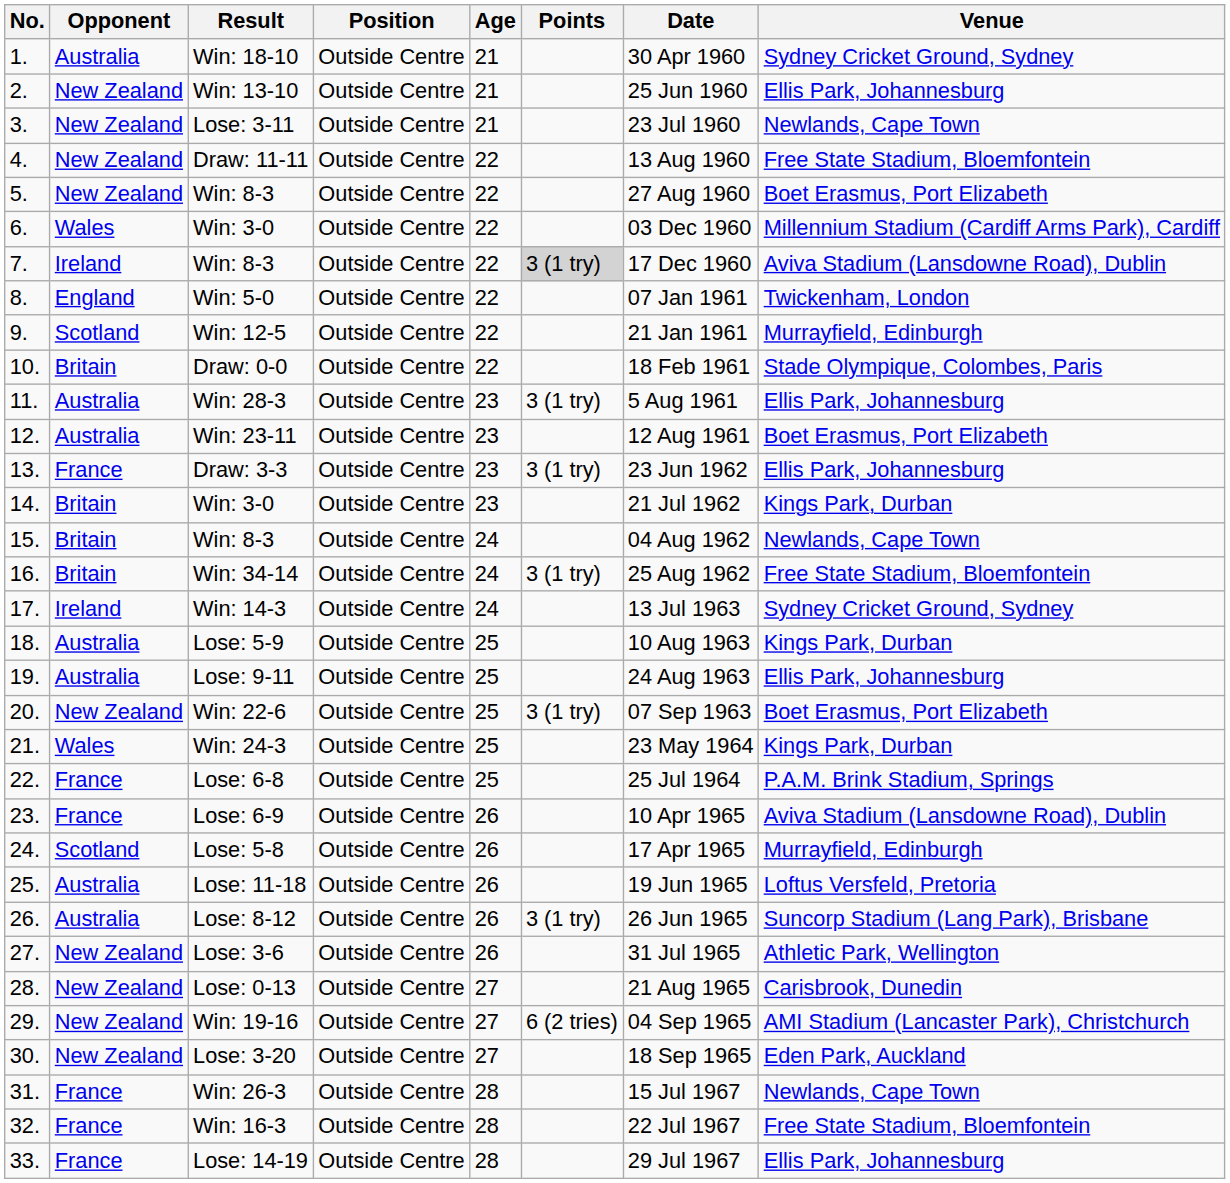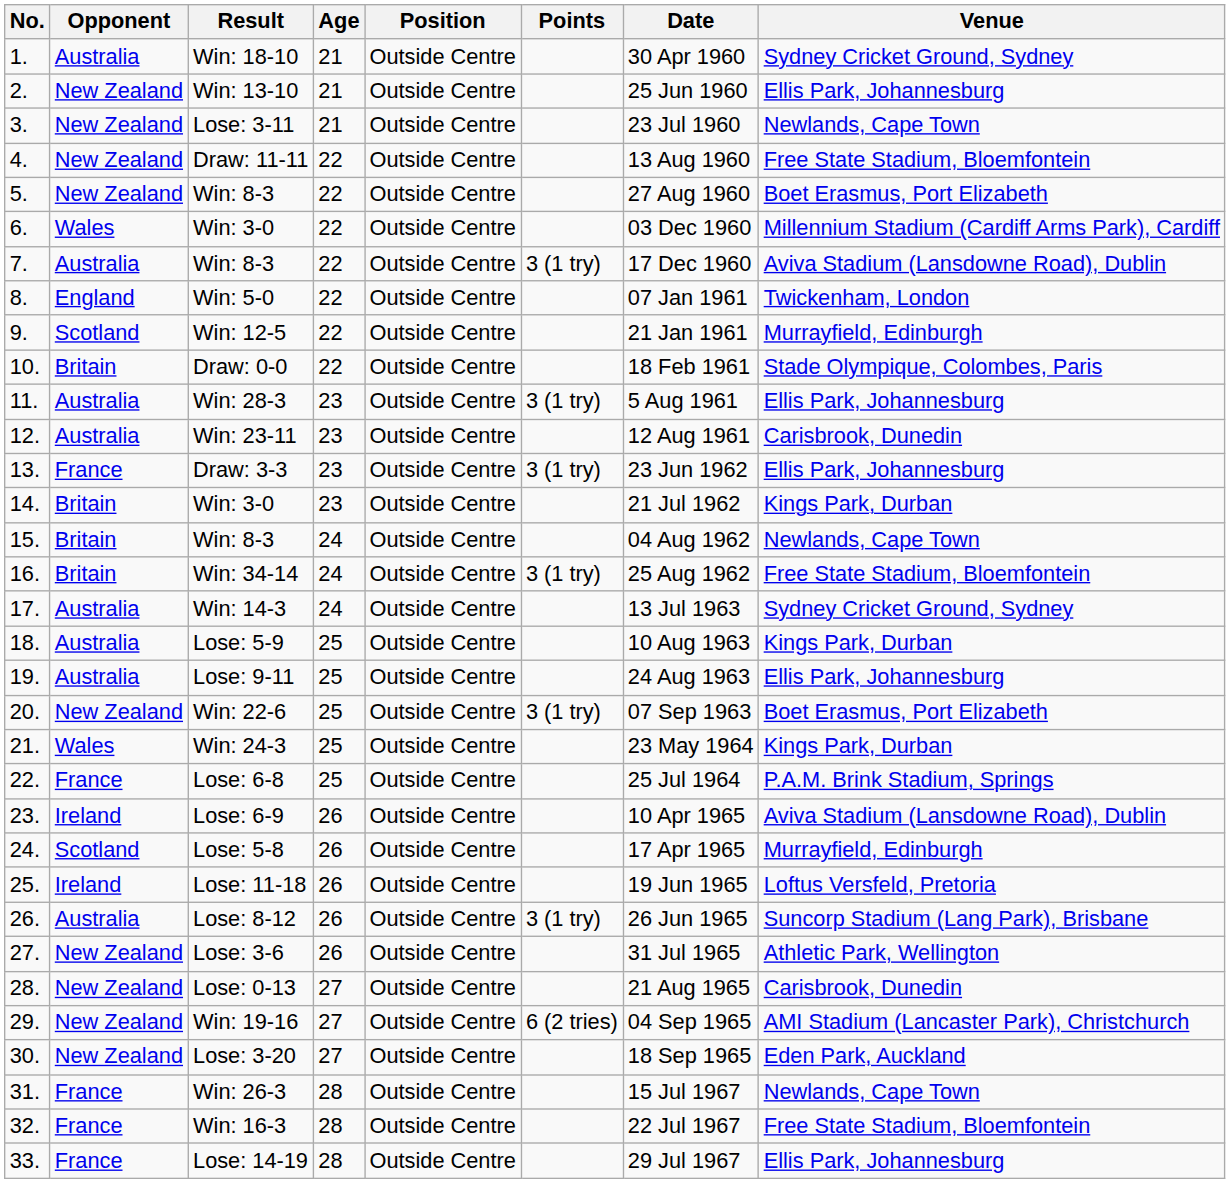columns swapped: (495, 21) <-> (392, 21)
(88, 263) Ireland -> (97, 263) Australia
(563, 263) lightgrey background -> (563, 263) no background
(906, 435) Boet Erasmus, Port Elizabeth -> (863, 435) Carisbrook, Dunedin
(88, 608) Ireland -> (97, 608) Australia
(89, 815) France -> (88, 815) Ireland
(97, 884) Australia -> (88, 884) Ireland
